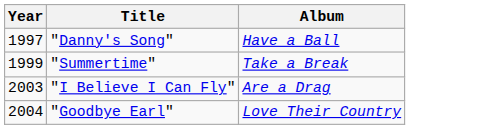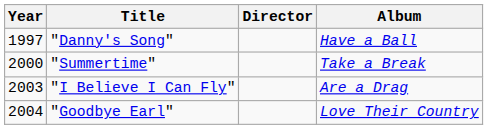+ column: (278, 17)
(26, 64) 1999 -> (26, 64) 2000
